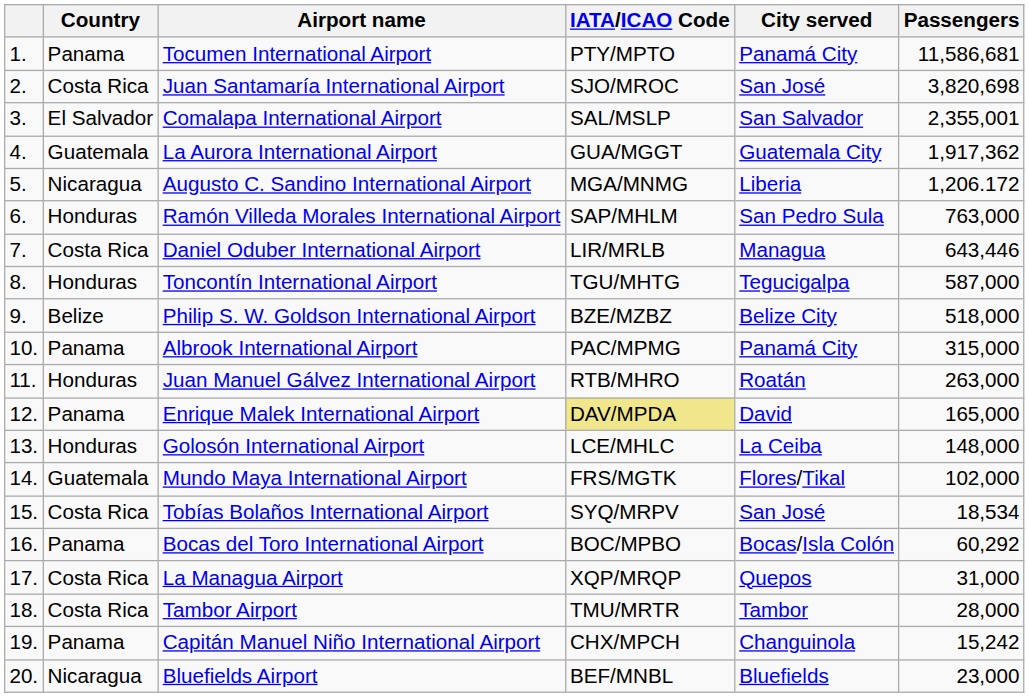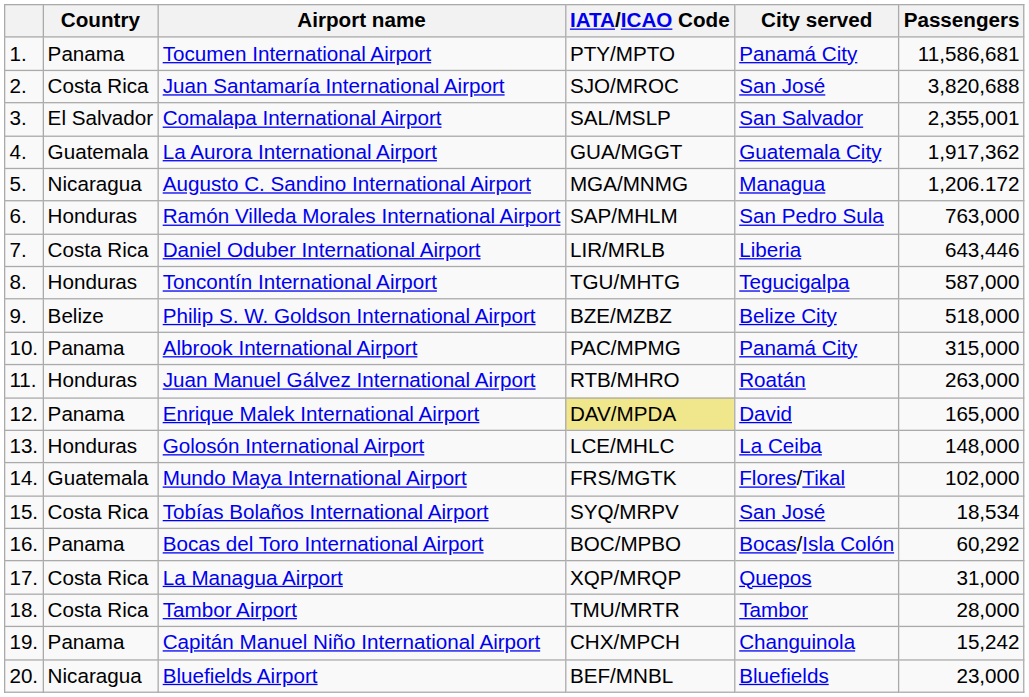(974, 86) 3,820,698 -> (974, 86) 3,820,688
(770, 184) Liberia -> (782, 184) Managua
(782, 250) Managua -> (770, 250) Liberia
